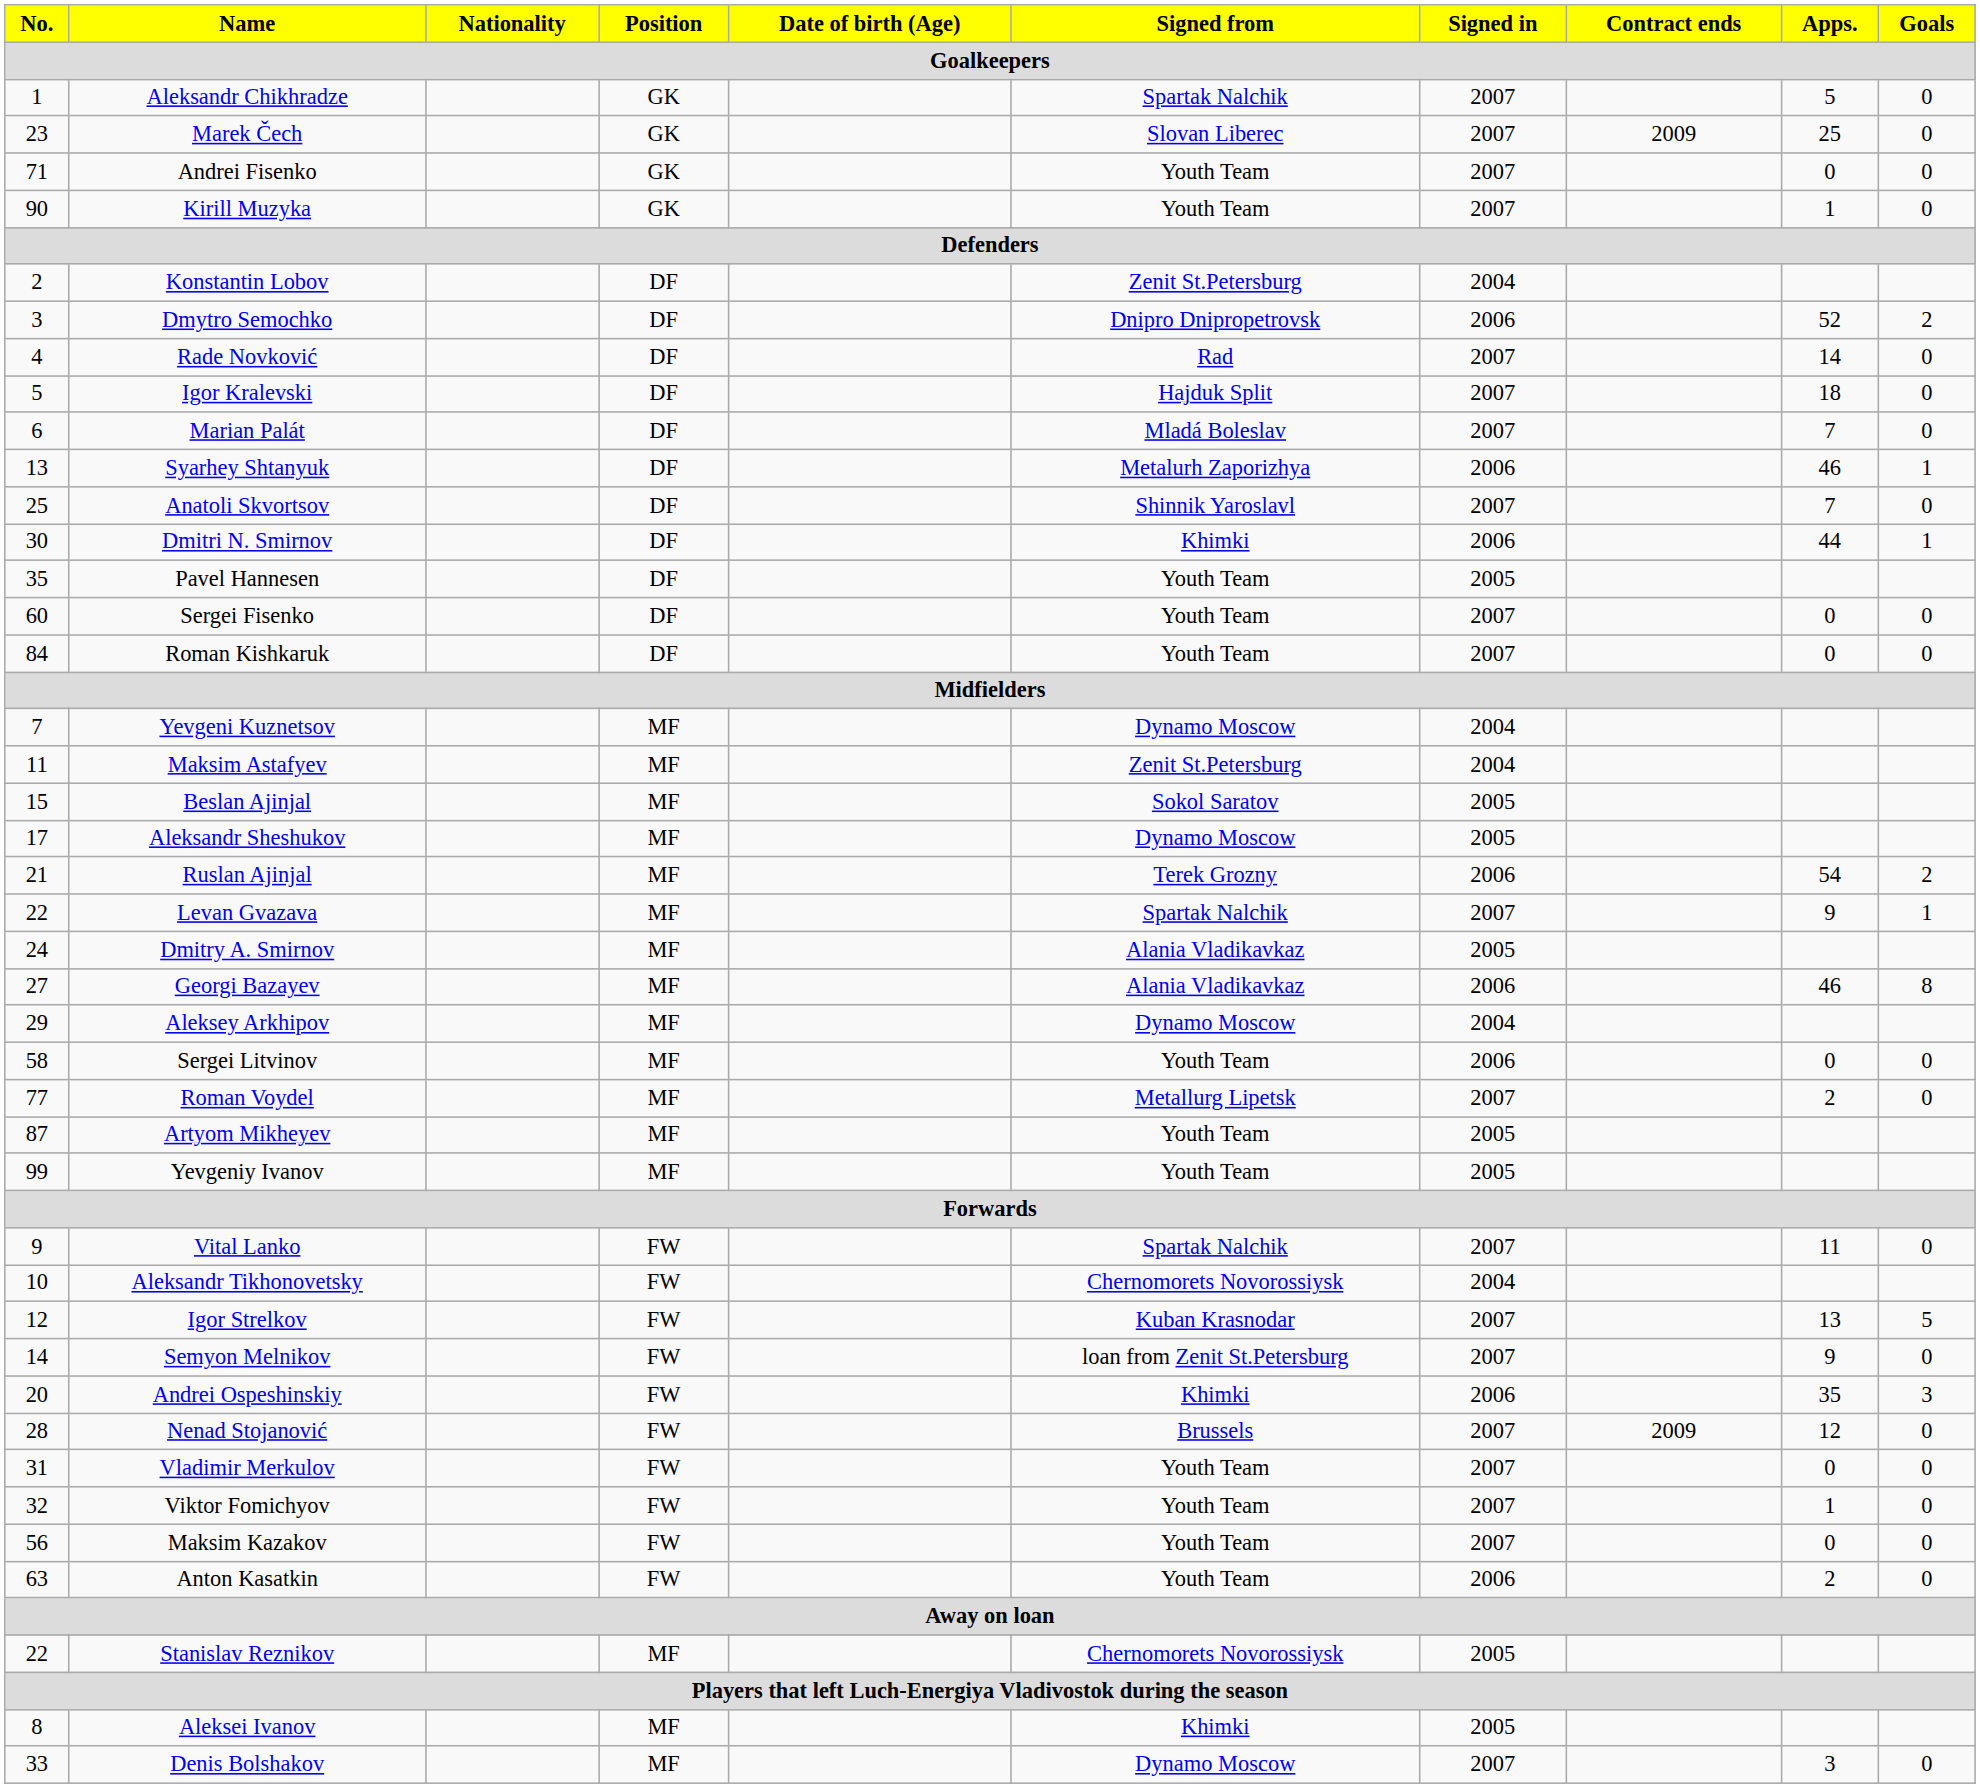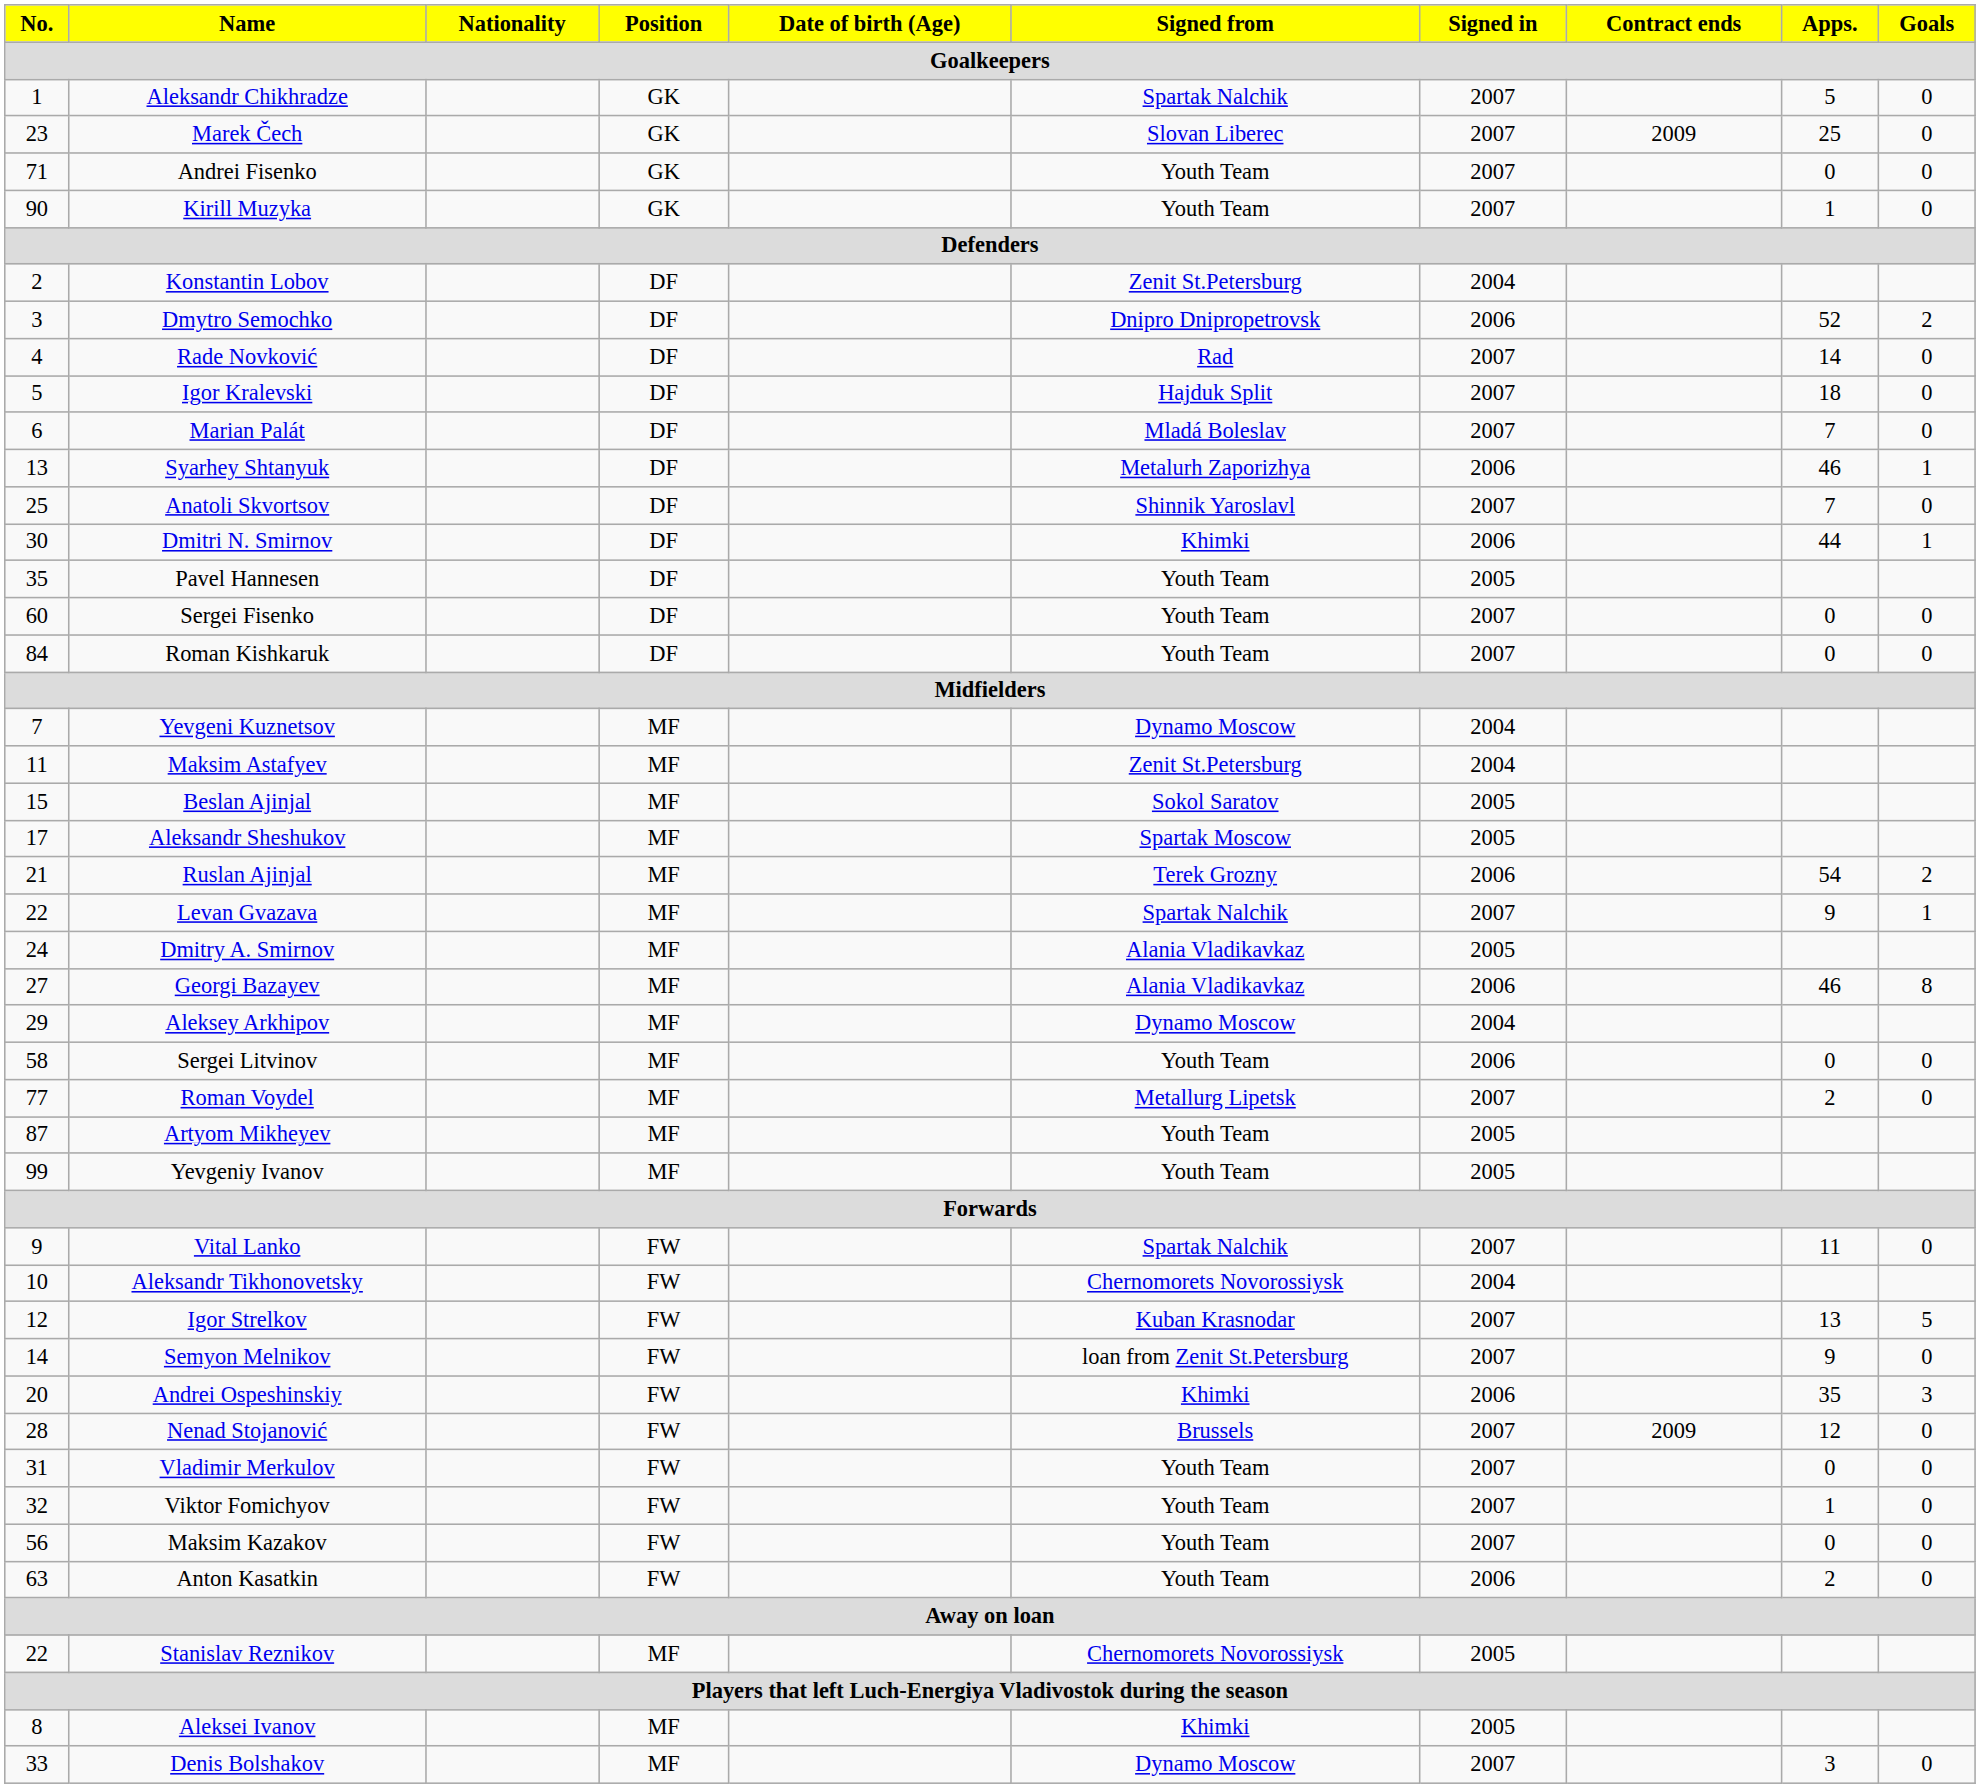(1215, 838) Dynamo Moscow -> (1215, 838) Spartak Moscow
